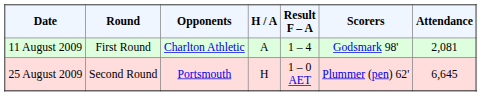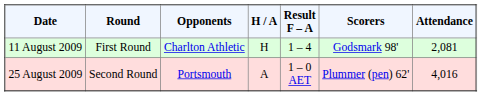(264, 47) A -> (264, 47) H
(264, 74) H -> (264, 74) A
(444, 74) 6,645 -> (444, 74) 4,016
